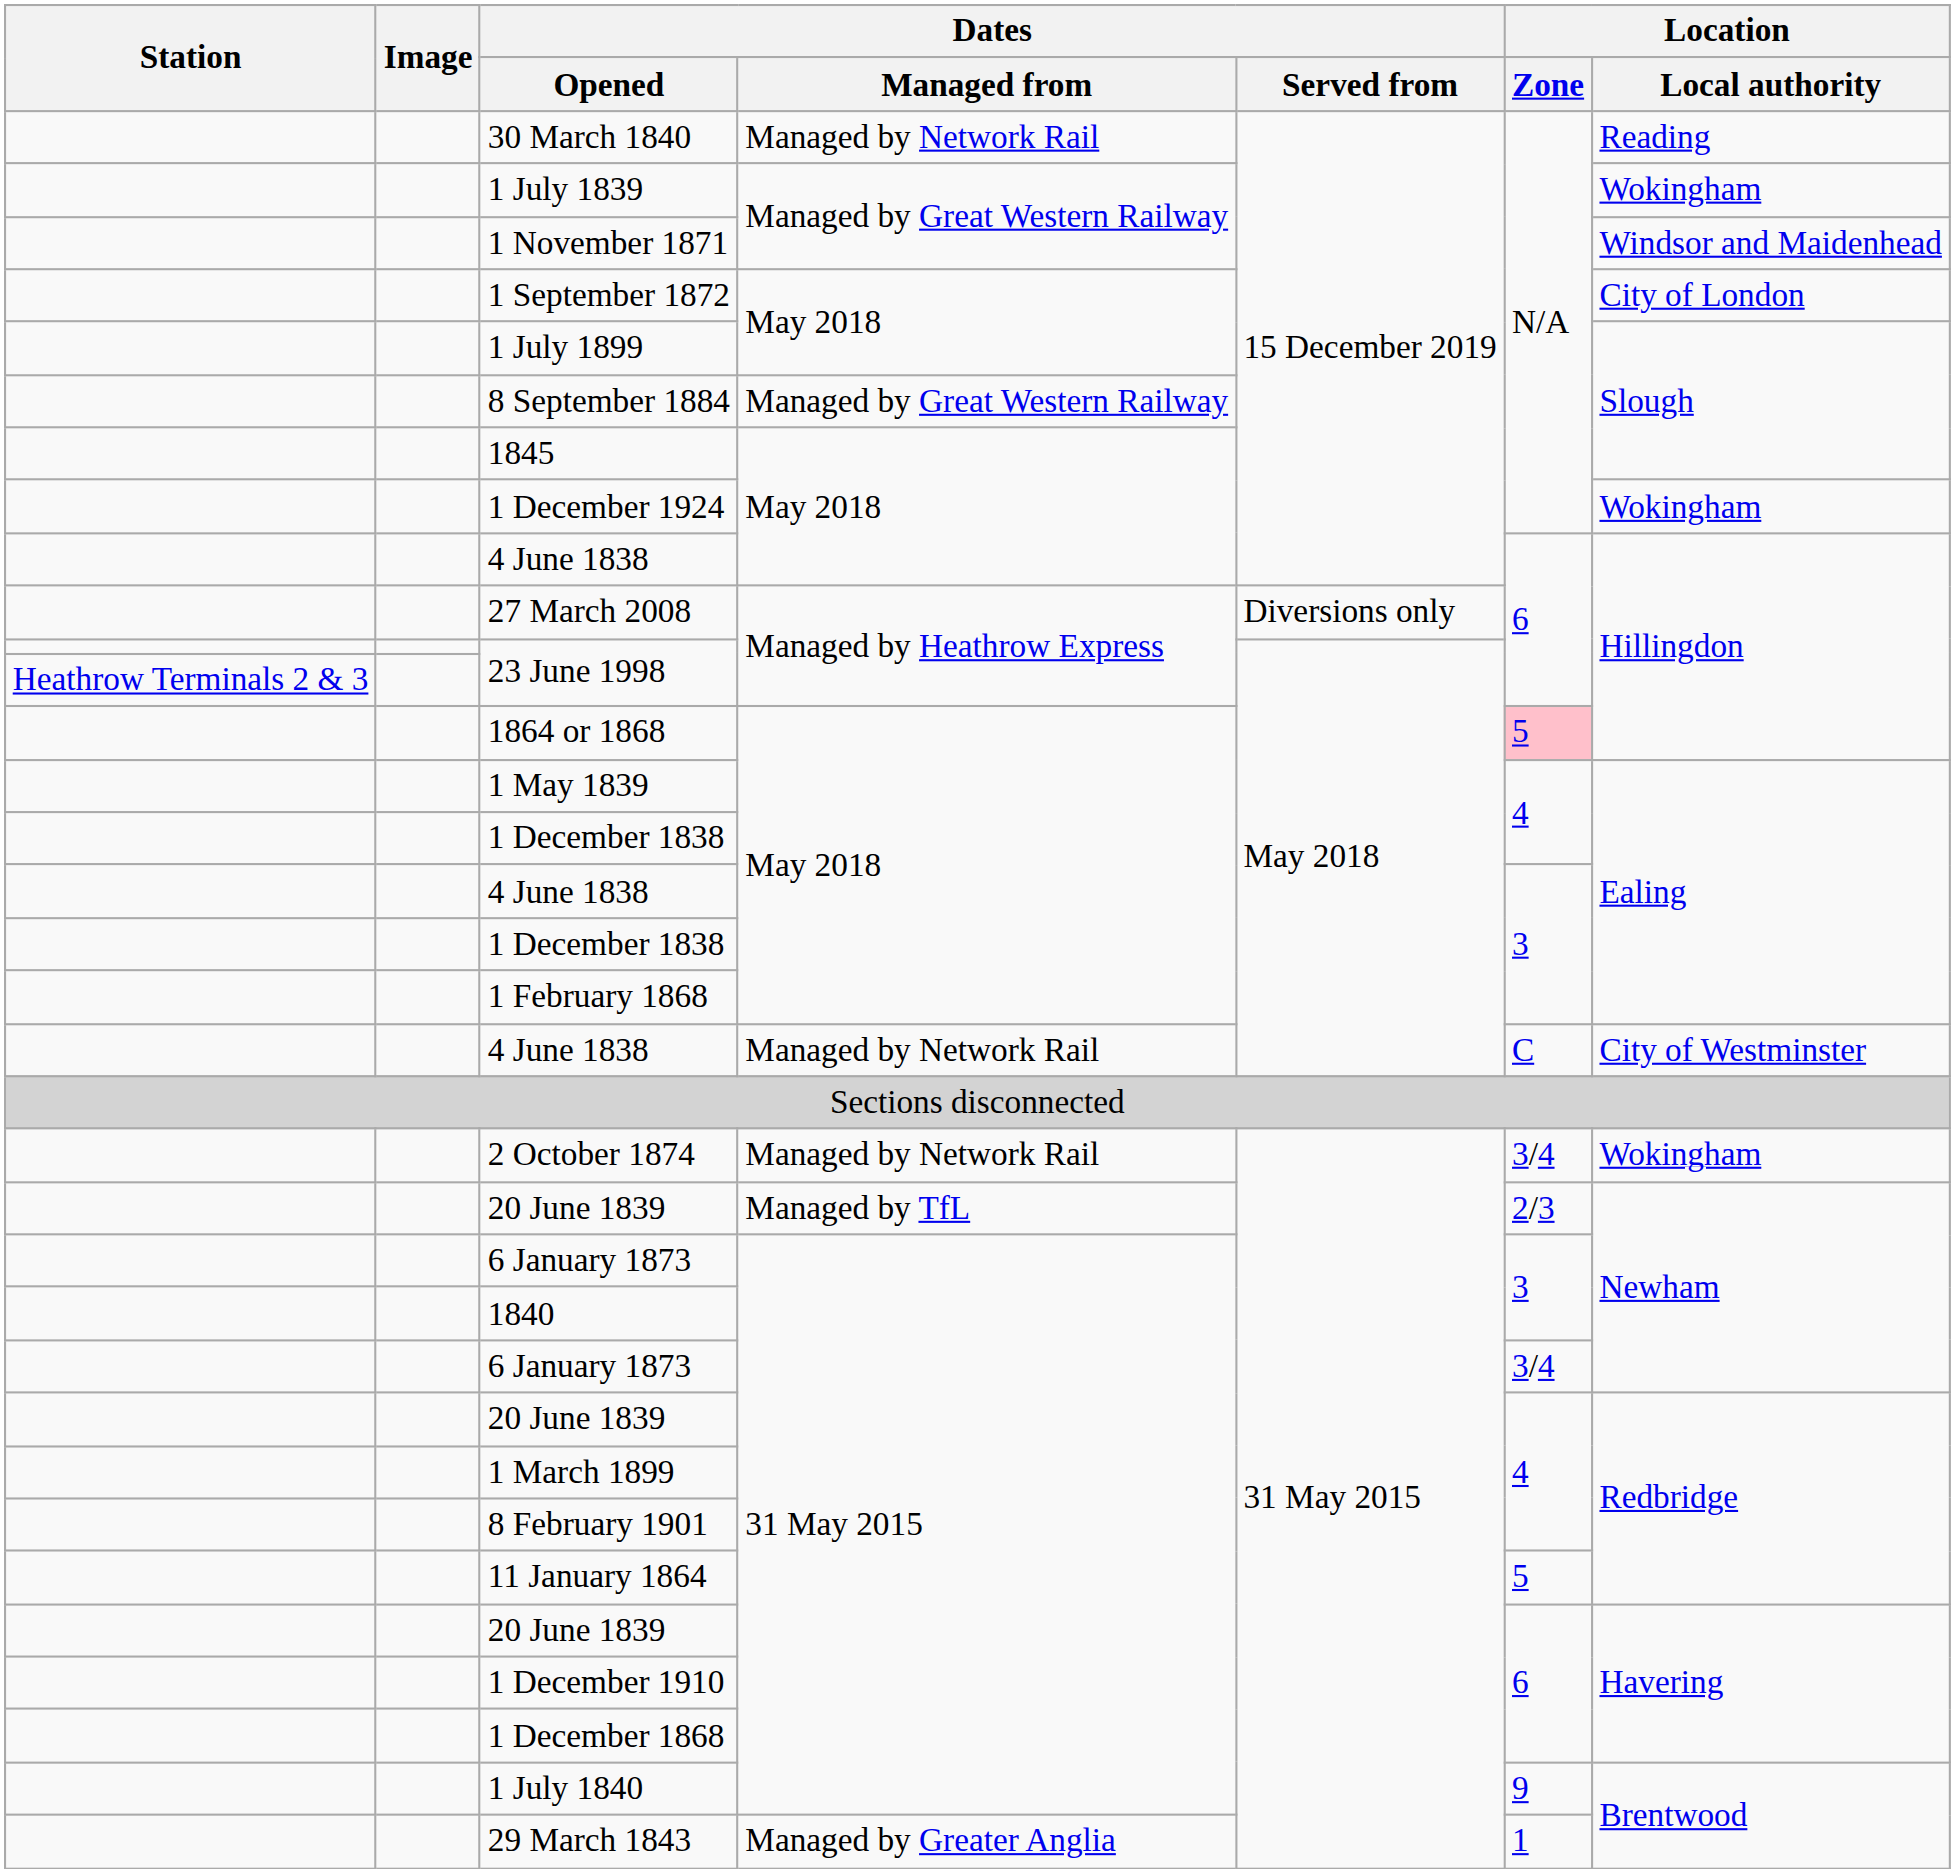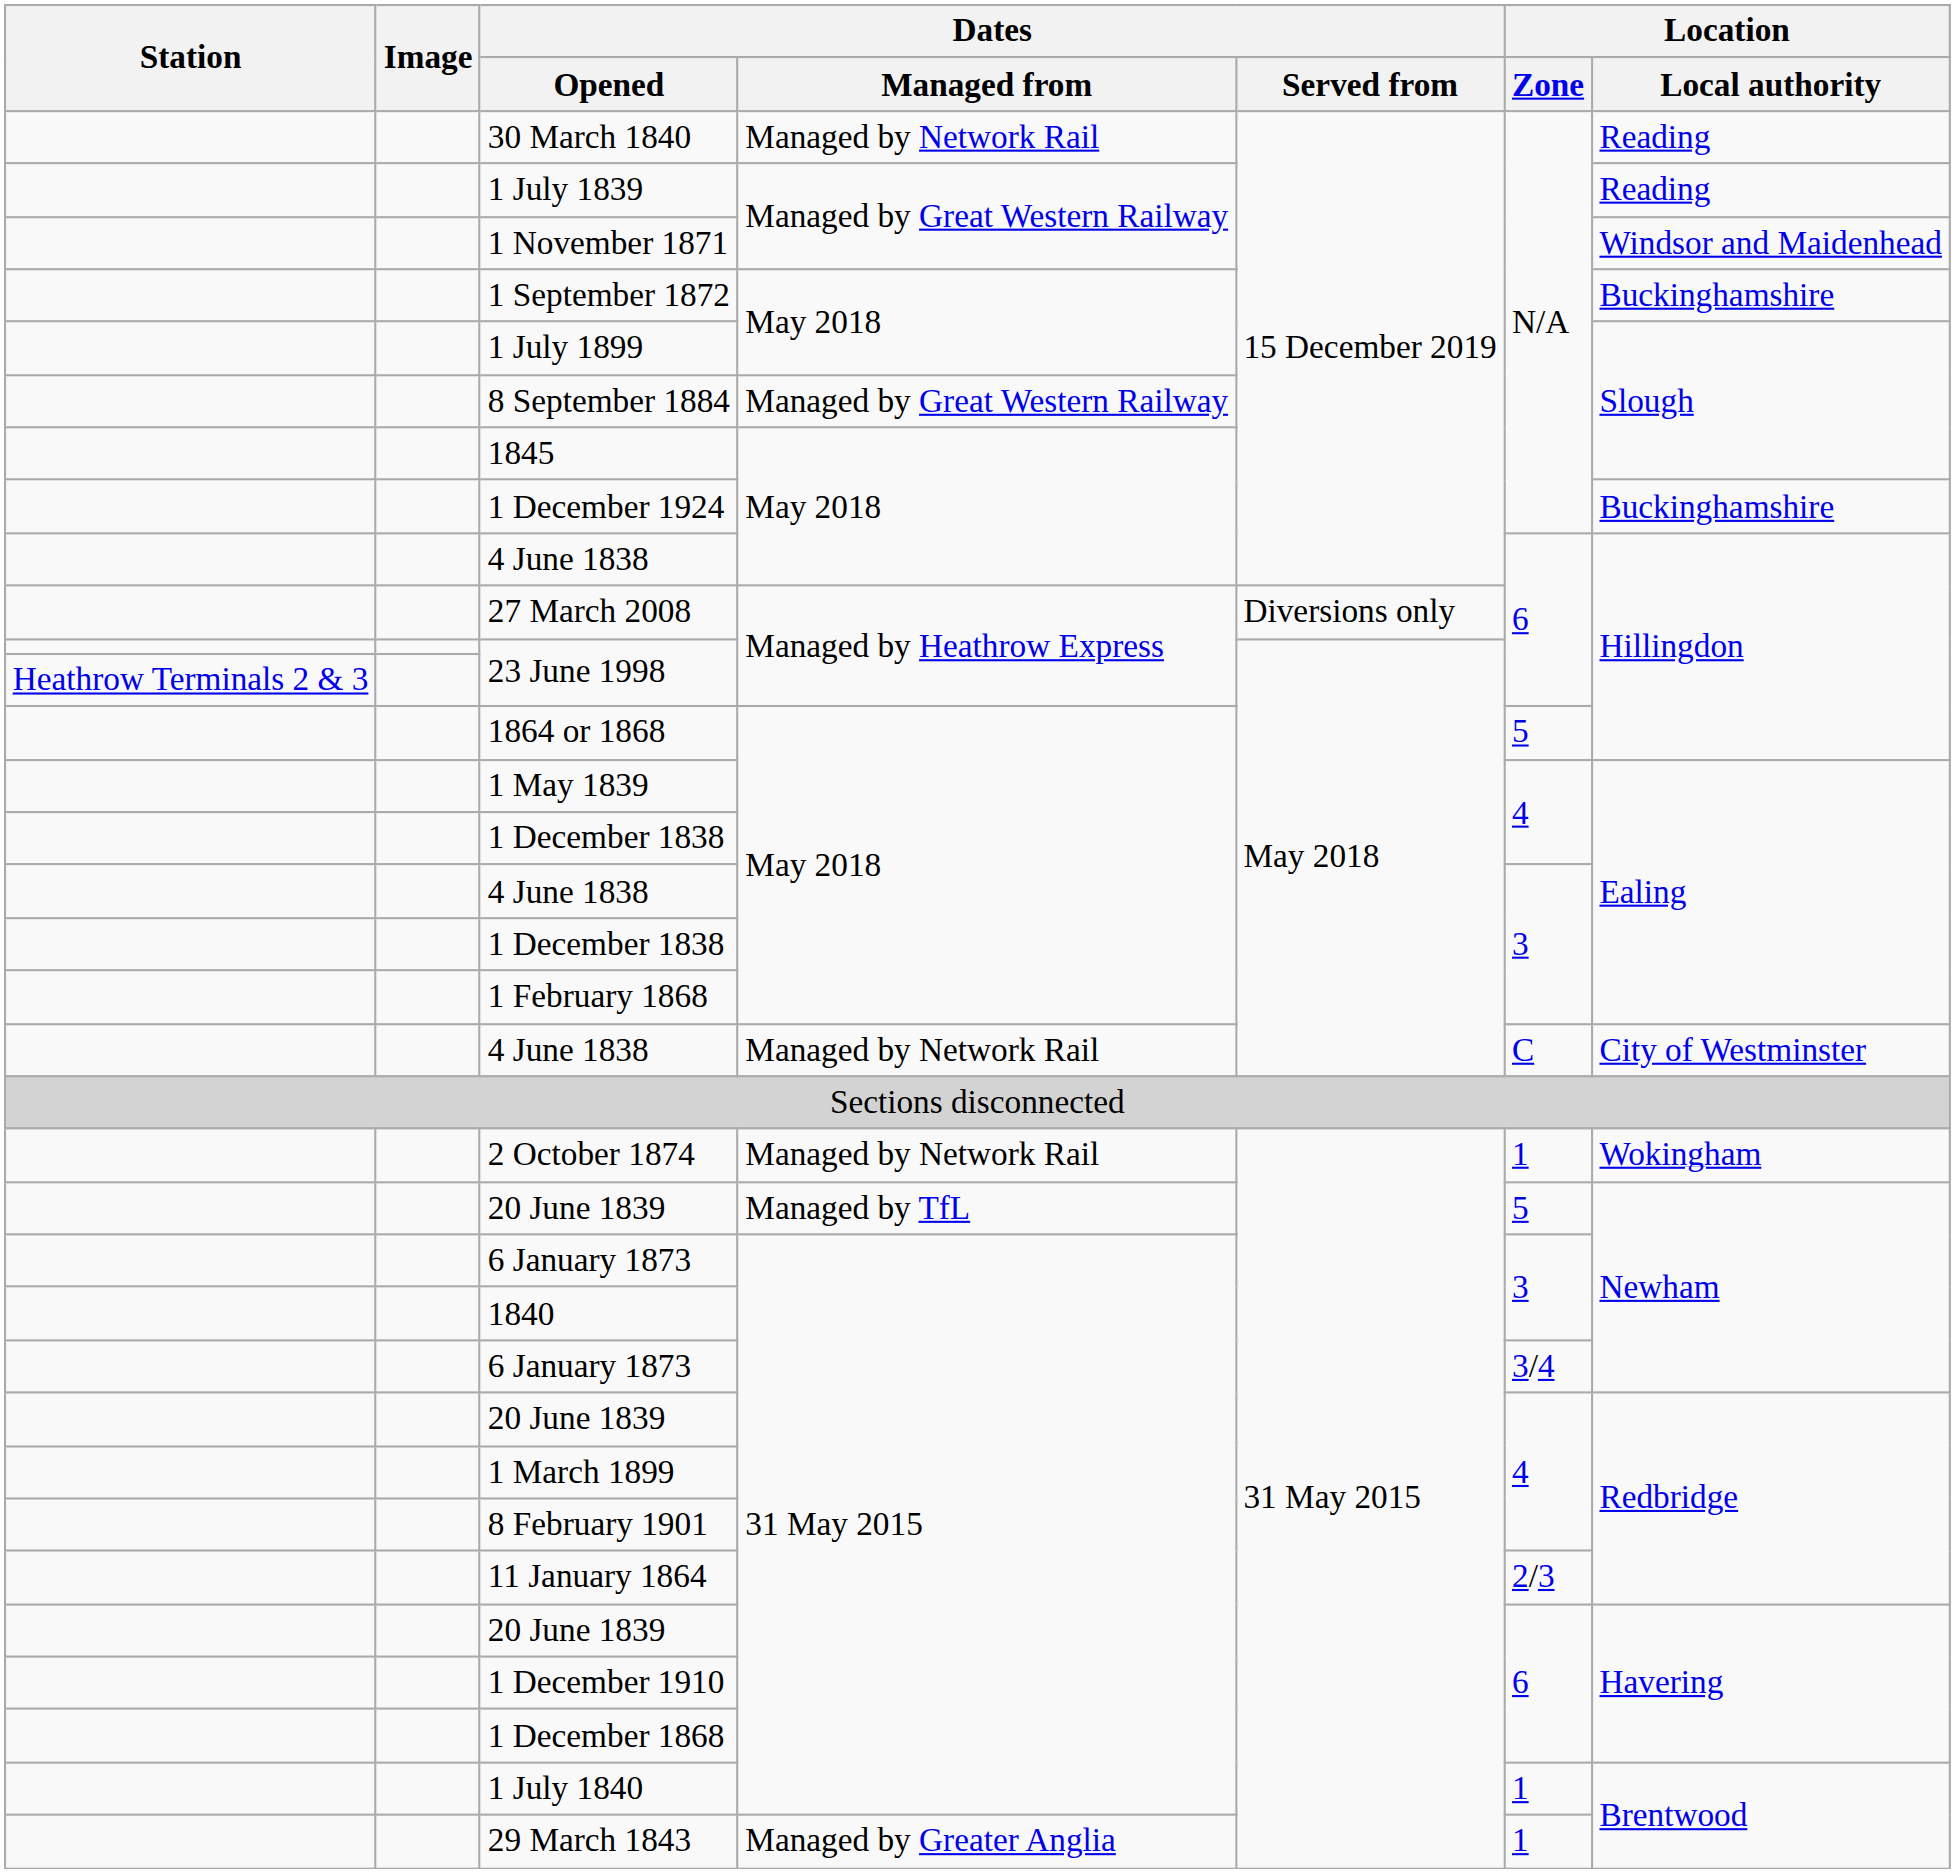(1680, 189) Wokingham -> (1655, 189) Reading
(1702, 294) City of London -> (1717, 294) Buckinghamshire
(1680, 505) Wokingham -> (1717, 505) Buckinghamshire
(1520, 732) pink background -> (1520, 732) no background
(1533, 1154) 3/4 -> (1520, 1154) 1
(1533, 1207) 2/3 -> (1520, 1207) 5
(1520, 1576) 5 -> (1533, 1576) 2/3
(1520, 1787) 9 -> (1520, 1787) 1
